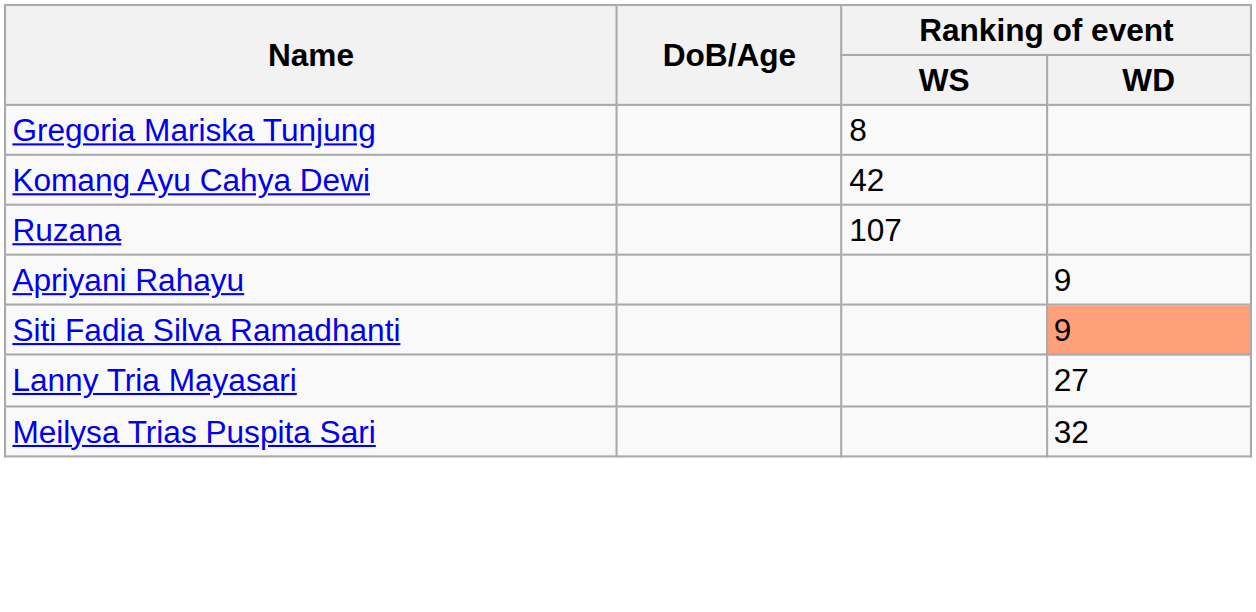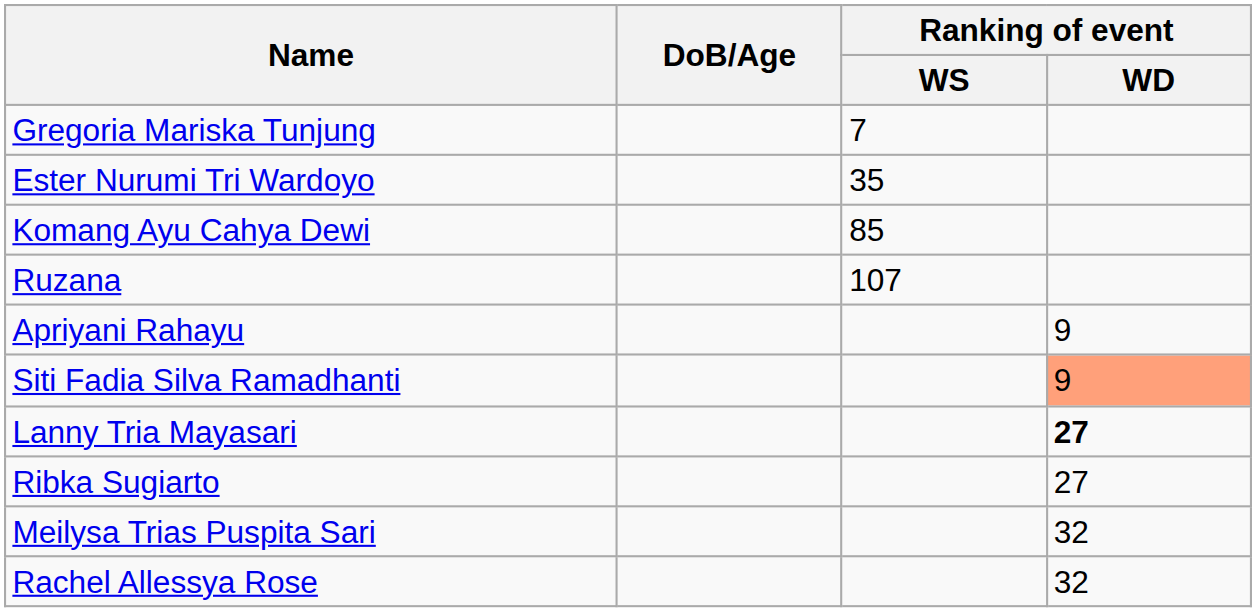(858, 130) 8 -> (858, 130) 7
+ row: (193, 180)
(867, 180) 42 -> (867, 230) 85
(1071, 381) normal -> (1071, 431) bold
+ row: (116, 481)
+ row: (165, 581)
